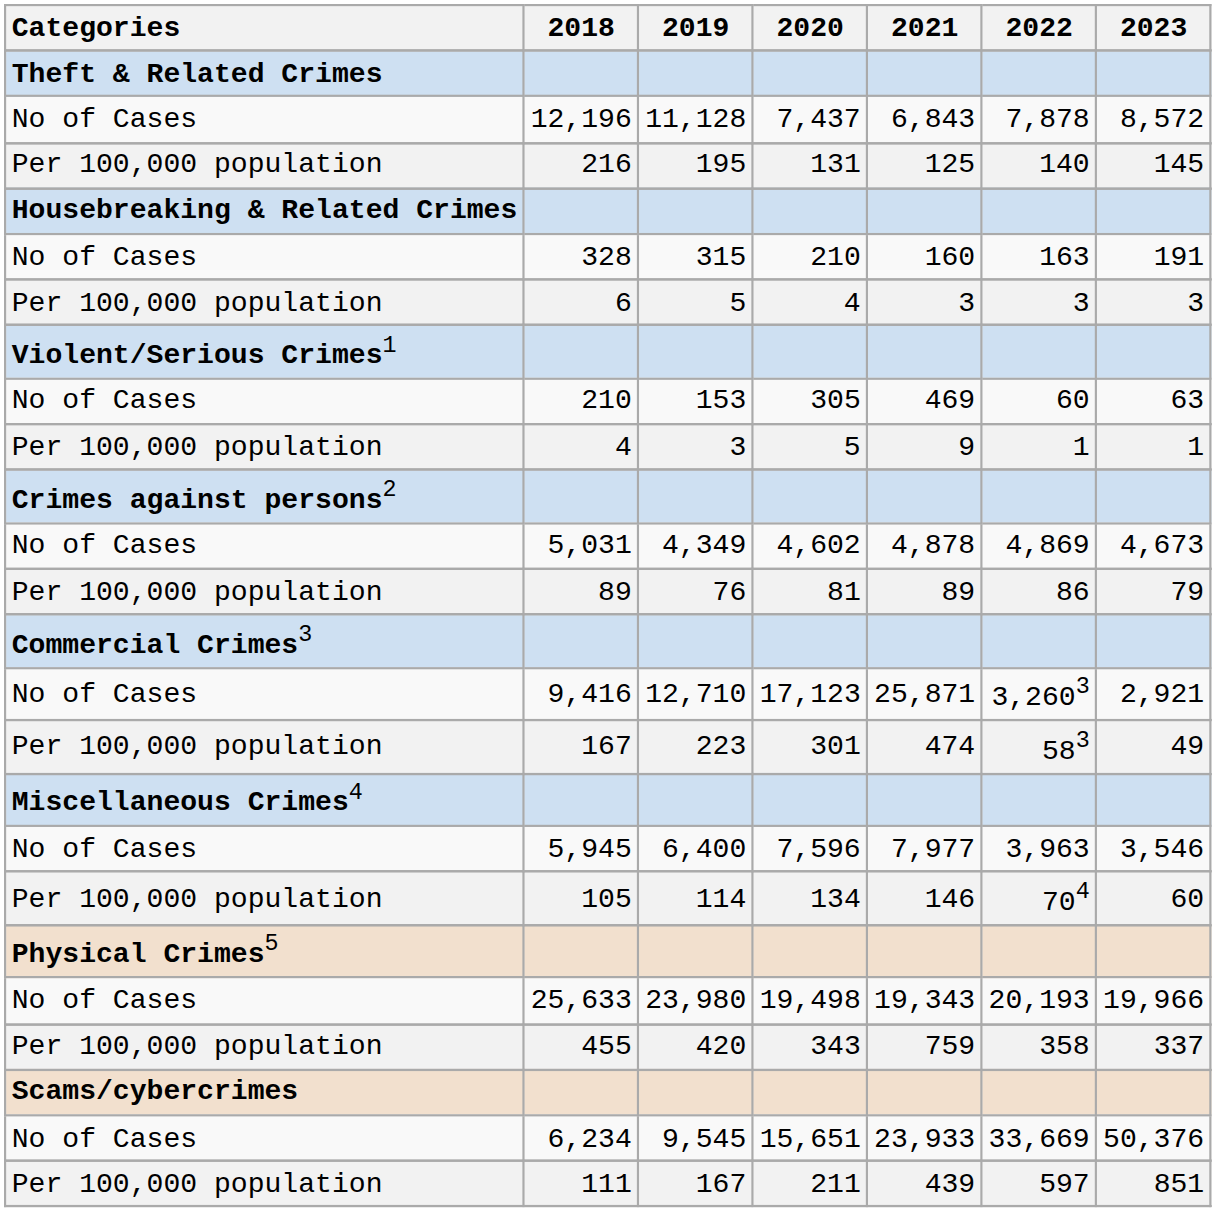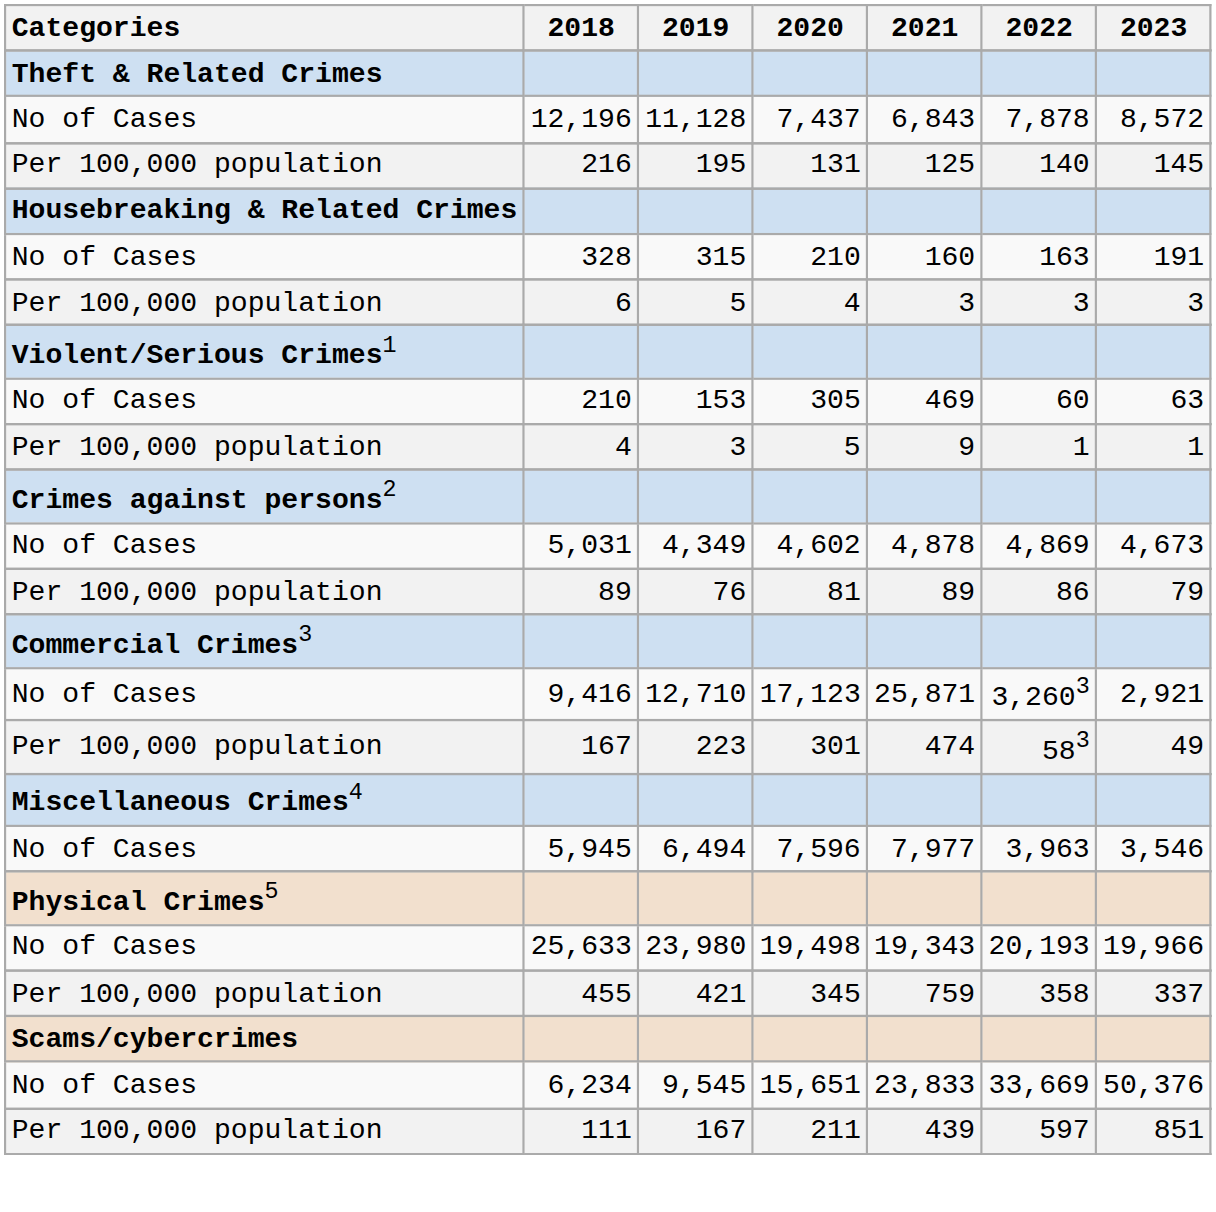(704, 849) 6,400 -> (704, 849) 6,494
- row: (197, 898)
(721, 1047) 420 -> (721, 994) 421
(835, 1047) 343 -> (835, 994) 345
(925, 1138) 23,933 -> (925, 1085) 23,833
